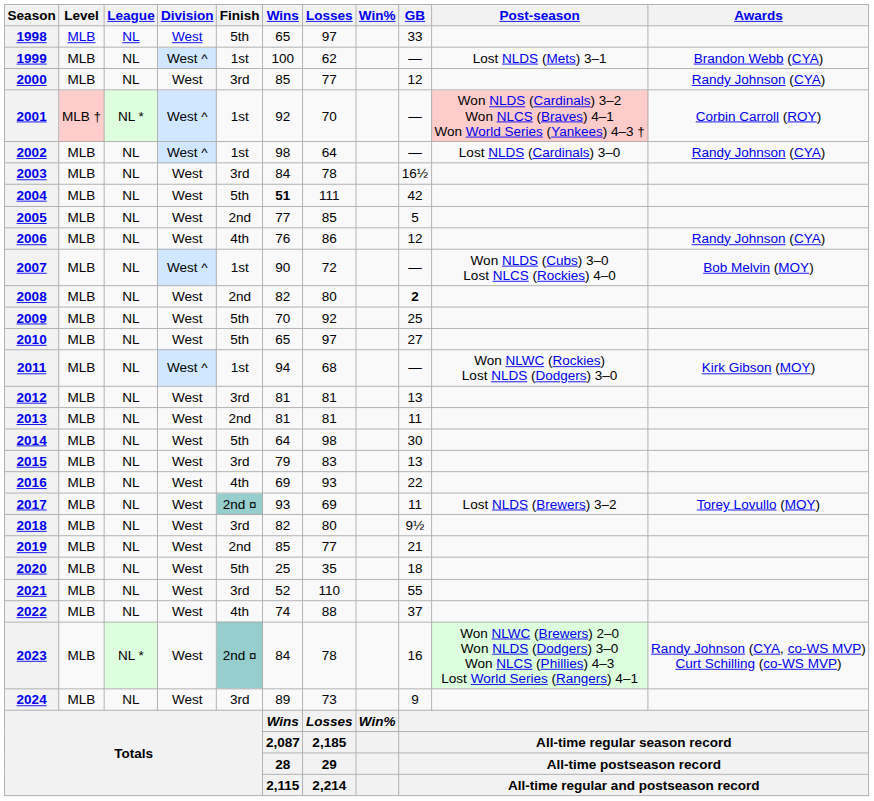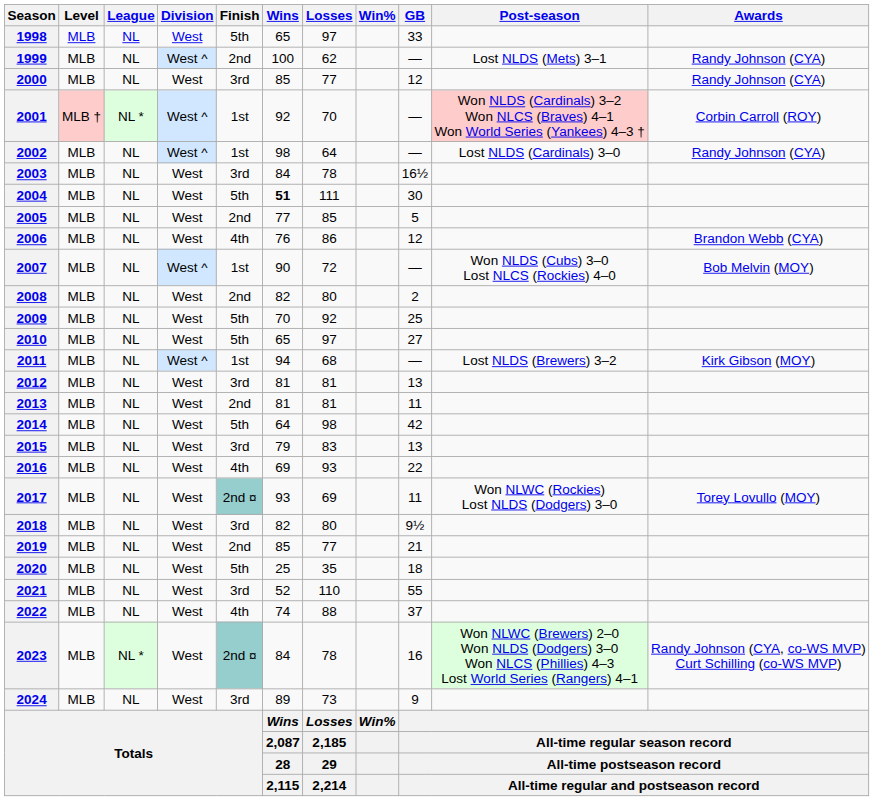(240, 58) 1st -> (240, 58) 2nd
(758, 58) Brandon Webb (CYA) -> (758, 58) Randy Johnson (CYA)
(415, 196) 42 -> (415, 196) 30
(758, 238) Randy Johnson (CYA) -> (758, 238) Brandon Webb (CYA)
(415, 296) bold -> (415, 296) normal
(540, 368) Won NLWC (Rockies) Lost NLDS (Dodgers) 3–0 -> (540, 361) Lost NLDS (Brewers) 3–2
(415, 440) 30 -> (415, 425) 42
(540, 504) Lost NLDS (Brewers) 3–2 -> (540, 497) Won NLWC (Rockies) Lost NLDS (Dodgers) 3–0
